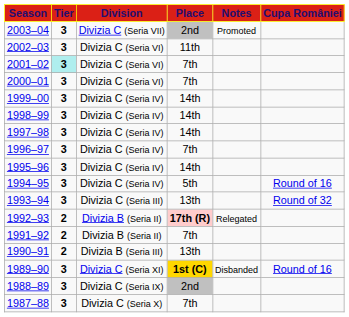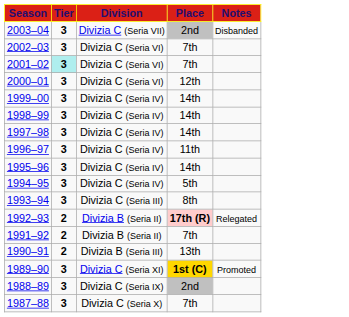- column: (302, 13)
(237, 31) Promoted -> (237, 31) Disbanded
(190, 47) 11th -> (190, 47) 7th
(190, 82) 7th -> (190, 82) 12th
(190, 150) 7th -> (190, 150) 11th
(190, 201) 13th -> (190, 201) 8th
(237, 270) Disbanded -> (237, 270) Promoted
